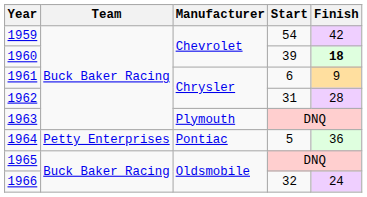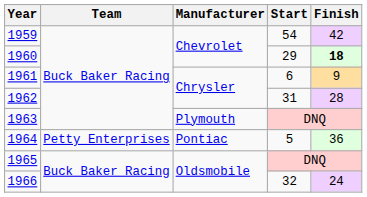(289, 56) 39 -> (289, 56) 29
